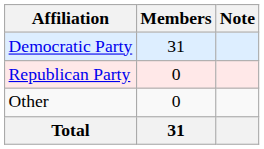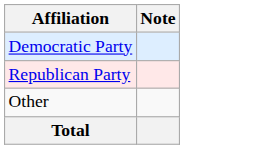- column: (176, 18)
